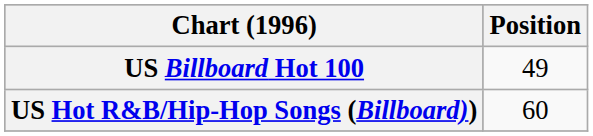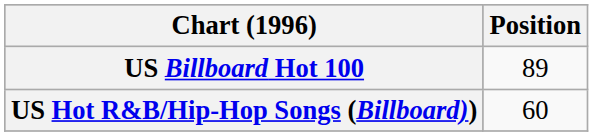(535, 67) 49 -> (535, 67) 89
